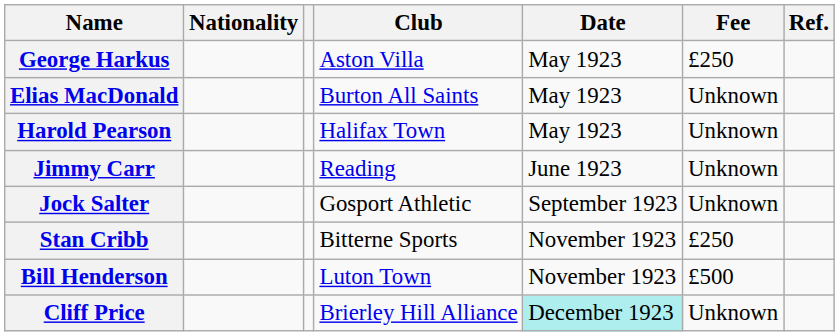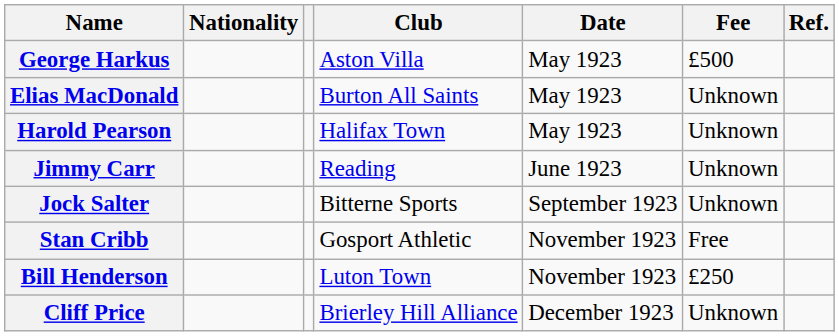(711, 58) £250 -> (711, 58) £500
(395, 204) Gosport Athletic -> (388, 204) Bitterne Sports
(388, 240) Bitterne Sports -> (395, 240) Gosport Athletic
(711, 240) £250 -> (708, 240) Free
(711, 276) £500 -> (711, 276) £250
(601, 312) paleturquoise background -> (601, 312) no background
